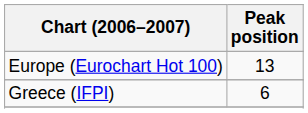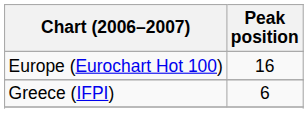(265, 65) 13 -> (265, 65) 16
